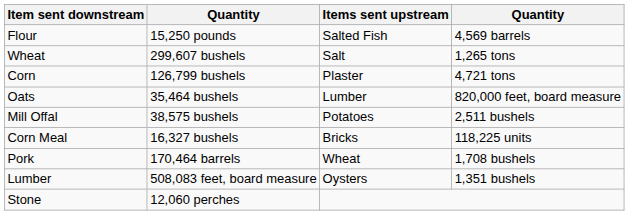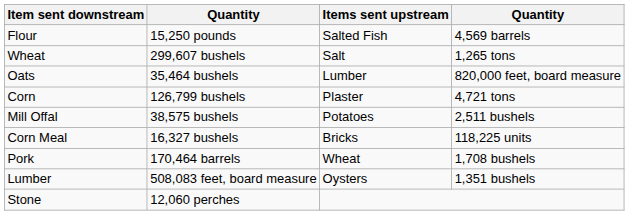rows swapped: (21, 76) <-> (21, 96)
